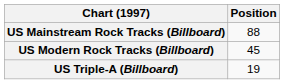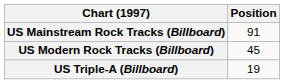(254, 32) 88 -> (254, 32) 91
